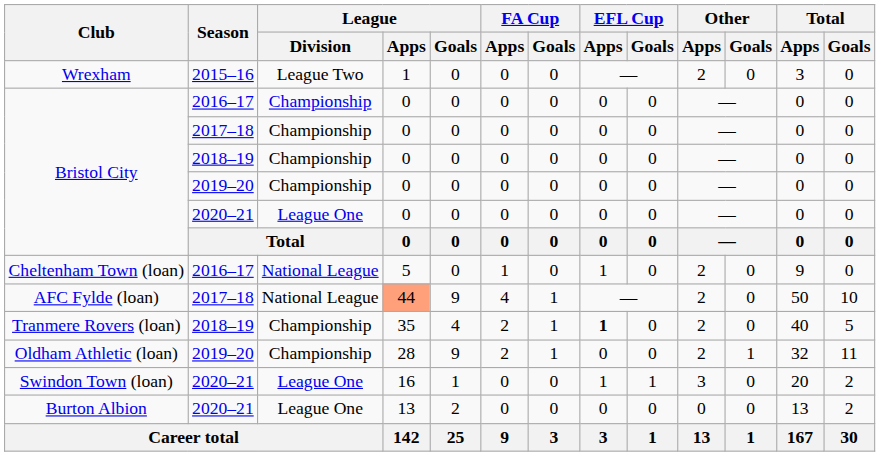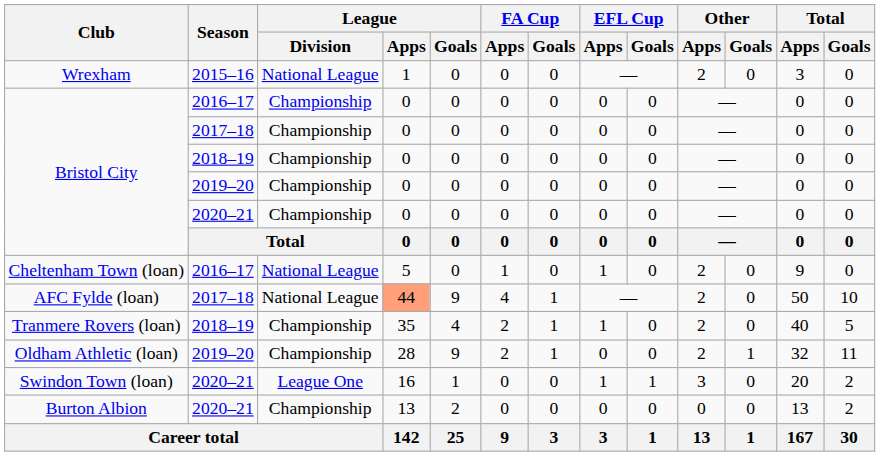(320, 74) League Two -> (320, 74) National League
(320, 213) League One -> (320, 213) Championship
(603, 325) bold -> (603, 325) normal
(320, 409) League One -> (320, 409) Championship
